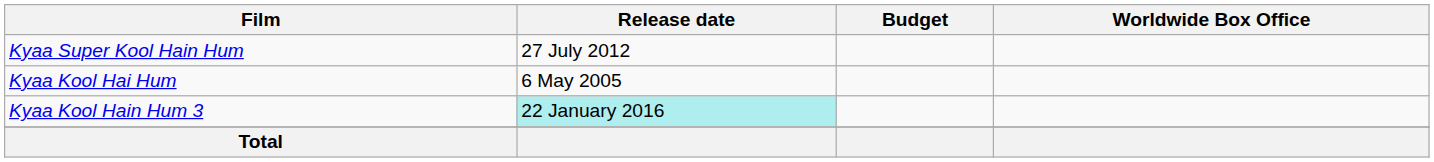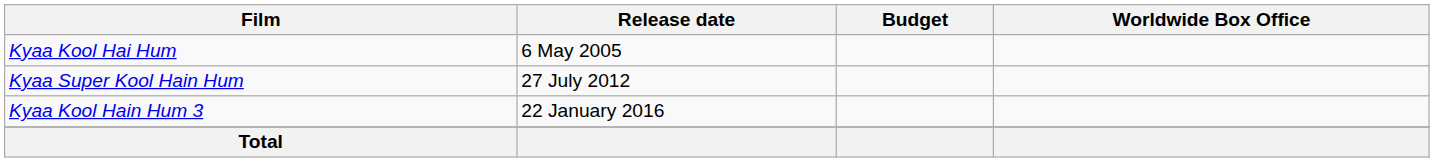rows swapped: (93, 80) <-> (126, 50)
(593, 111) paleturquoise background -> (593, 111) no background
